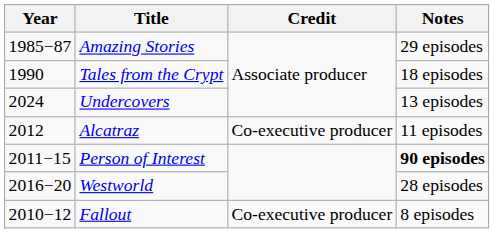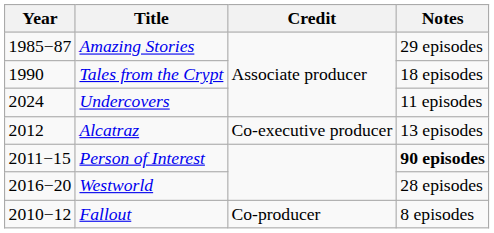(442, 102) 13 episodes -> (441, 102) 11 episodes
(441, 130) 11 episodes -> (442, 130) 13 episodes
(312, 213) Co-executive producer -> (276, 213) Co-producer
